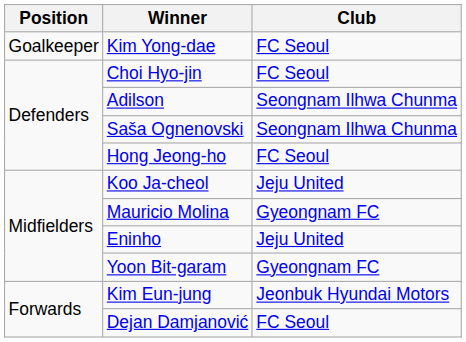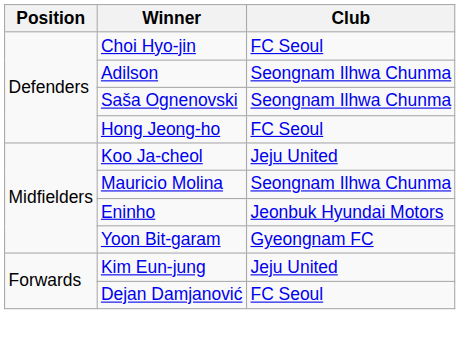- row: (161, 45)
(318, 211) Gyeongnam FC -> (351, 184) Seongnam Ilhwa Chunma
(300, 239) Jeju United -> (347, 211) Jeonbuk Hyundai Motors
(353, 294) Jeonbuk Hyundai Motors -> (294, 267) Jeju United
